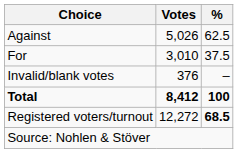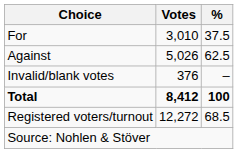rows swapped: (17, 55) <-> (29, 35)
(217, 117) bold -> (217, 117) normal
